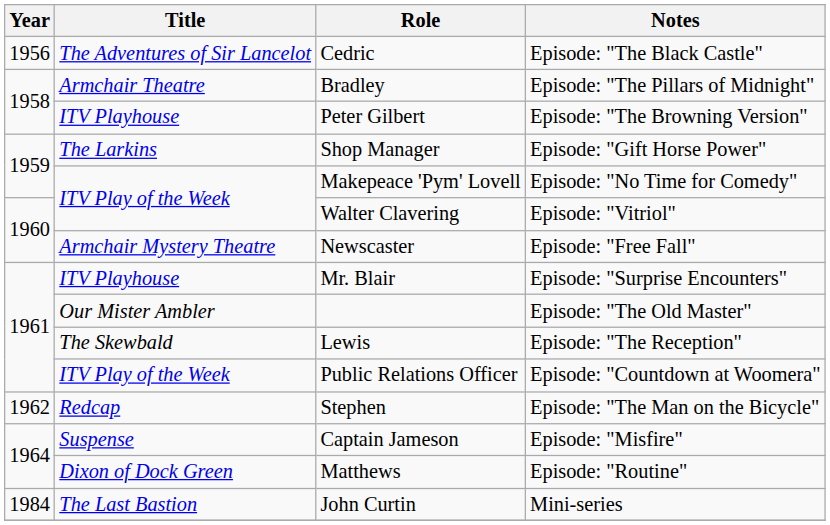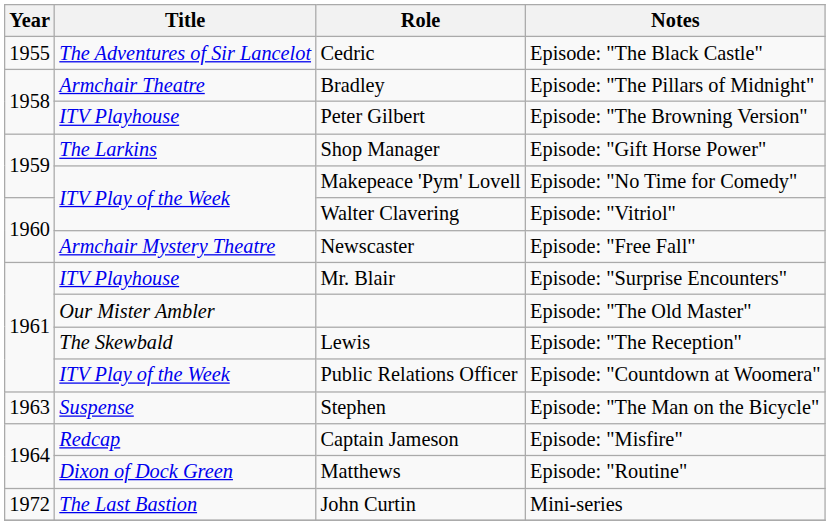(30, 52) 1956 -> (30, 52) 1955
(30, 407) 1962 -> (30, 407) 1963
(90, 407) Redcap -> (97, 407) Suspense
(97, 439) Suspense -> (90, 439) Redcap
(30, 504) 1984 -> (30, 504) 1972
